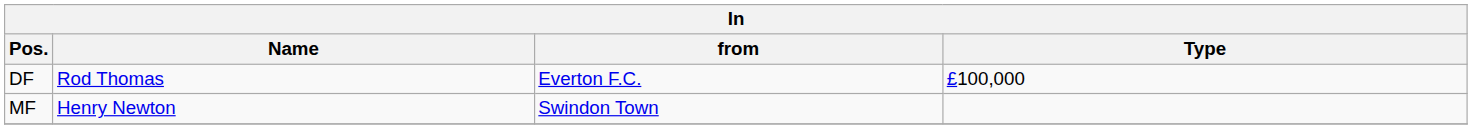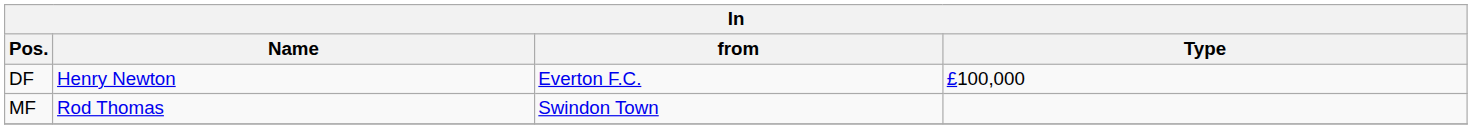(110, 78) Rod Thomas -> (116, 78) Henry Newton
(116, 108) Henry Newton -> (110, 108) Rod Thomas
